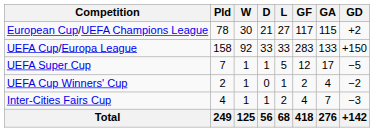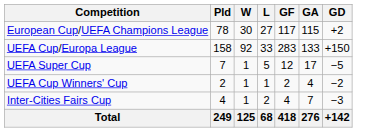- column: (266, 13)
